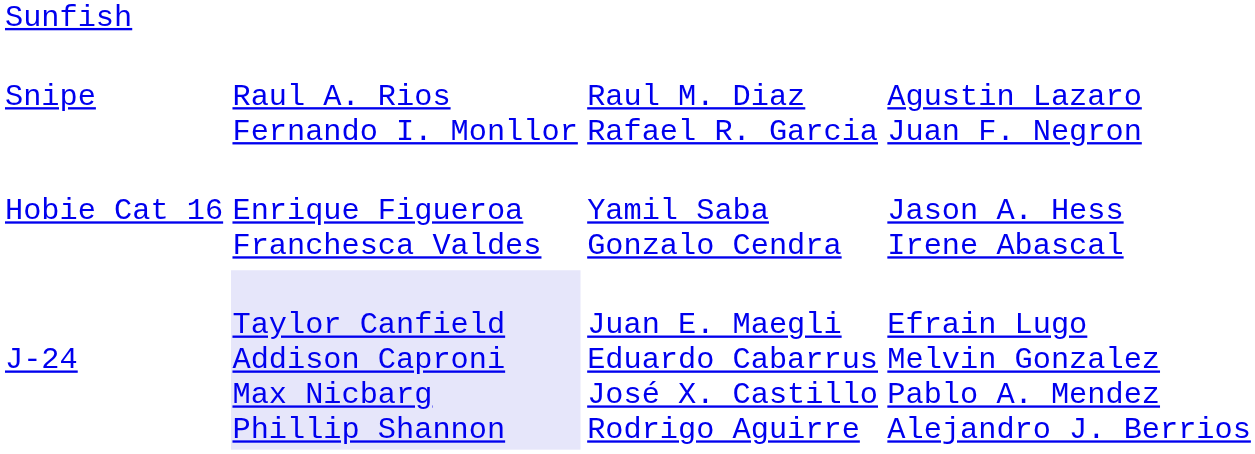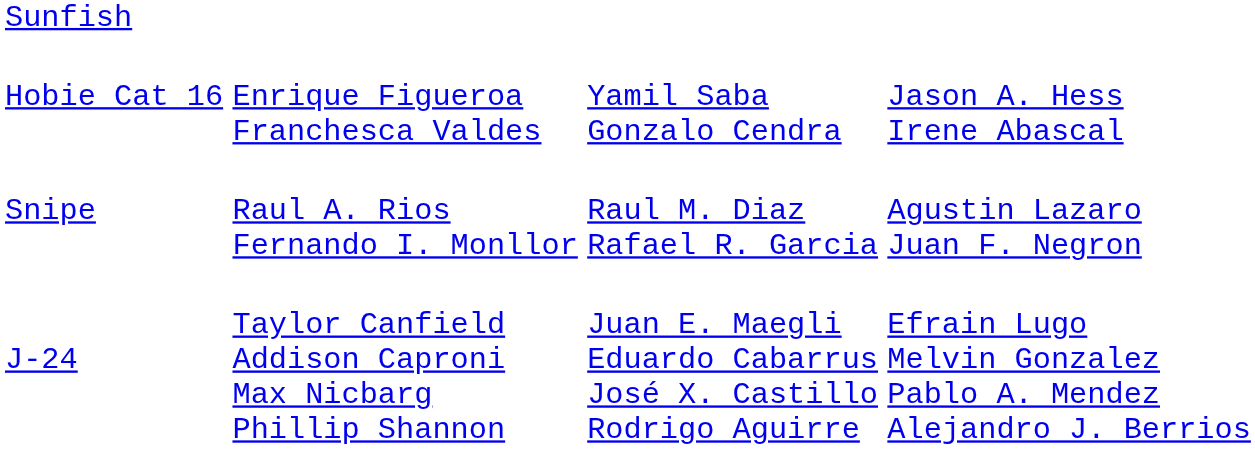rows swapped: (50, 97) <-> (114, 211)
(369, 377) lavender background -> (369, 377) no background
